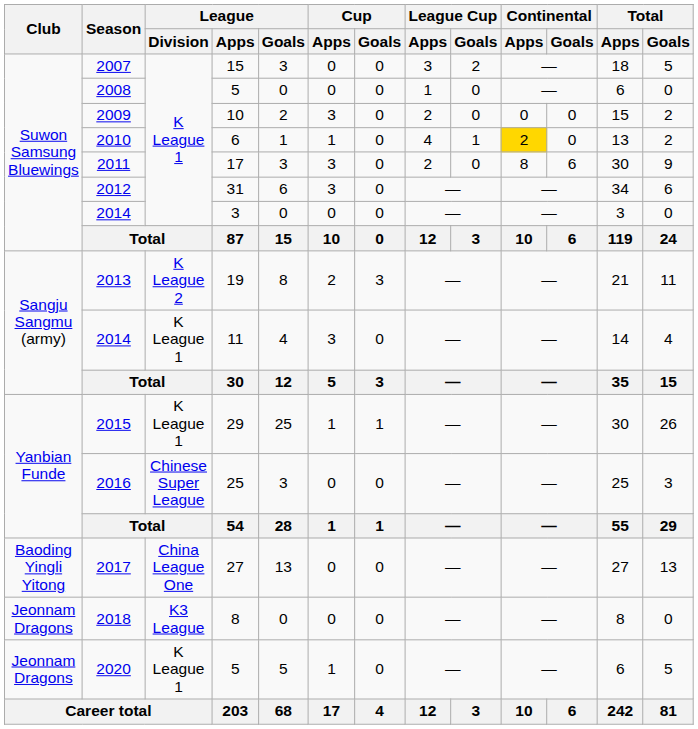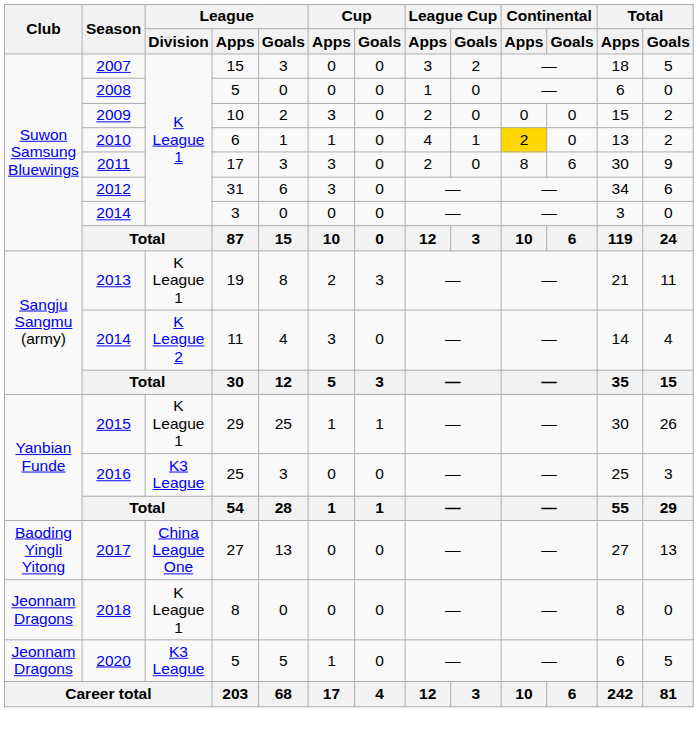(179, 280) K League 2 -> (179, 280) K League 1
(179, 339) K League 1 -> (179, 339) K League 2
(179, 483) Chinese Super League -> (179, 474) K3 League
(179, 618) K3 League -> (179, 609) K League 1
(179, 669) K League 1 -> (179, 660) K3 League
